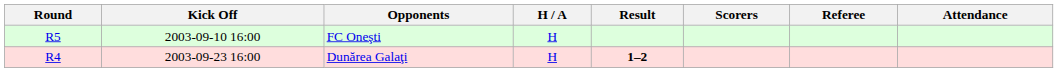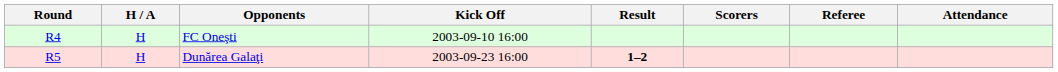columns swapped: (213, 15) <-> (552, 15)
(53, 36) R5 -> (53, 36) R4
(53, 57) R4 -> (53, 57) R5
